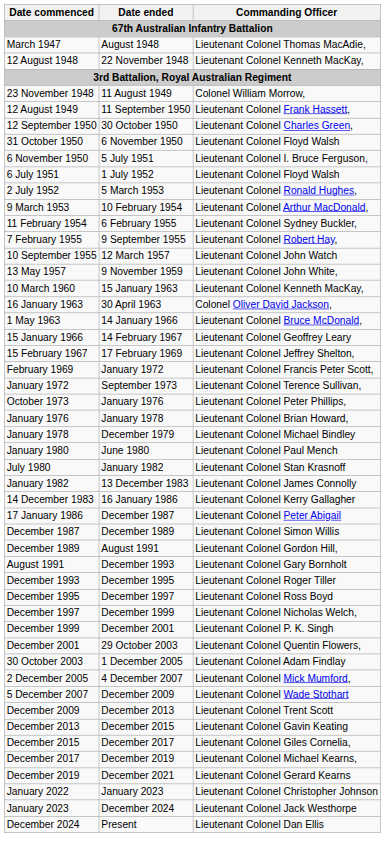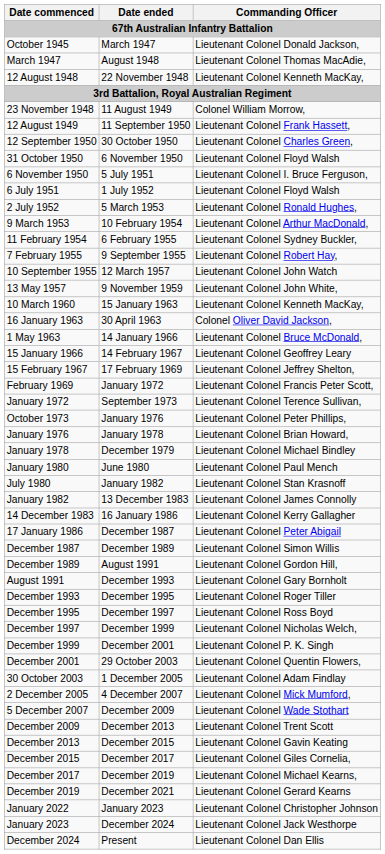+ row: (38, 45)
